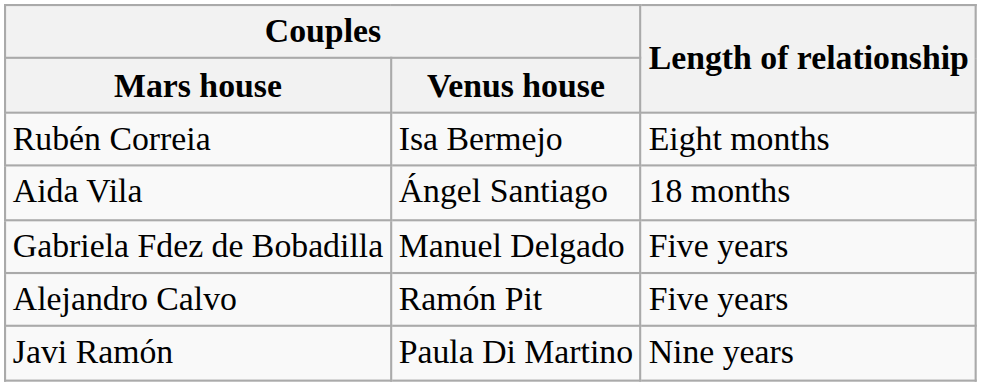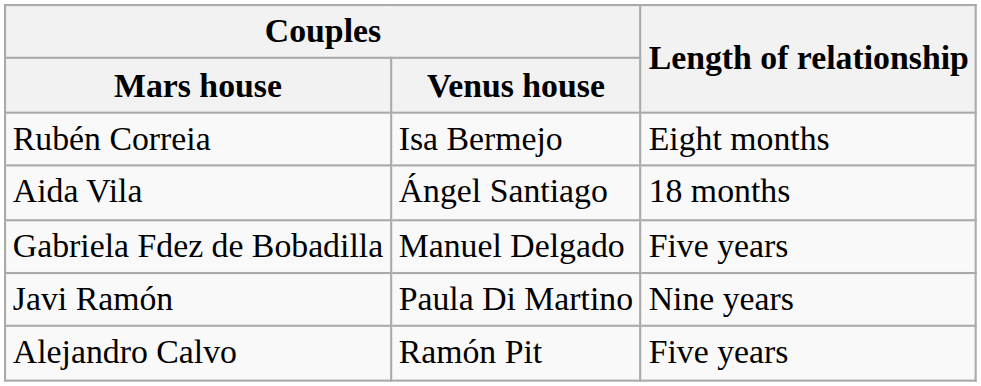rows swapped: (93, 352) <-> (125, 298)
